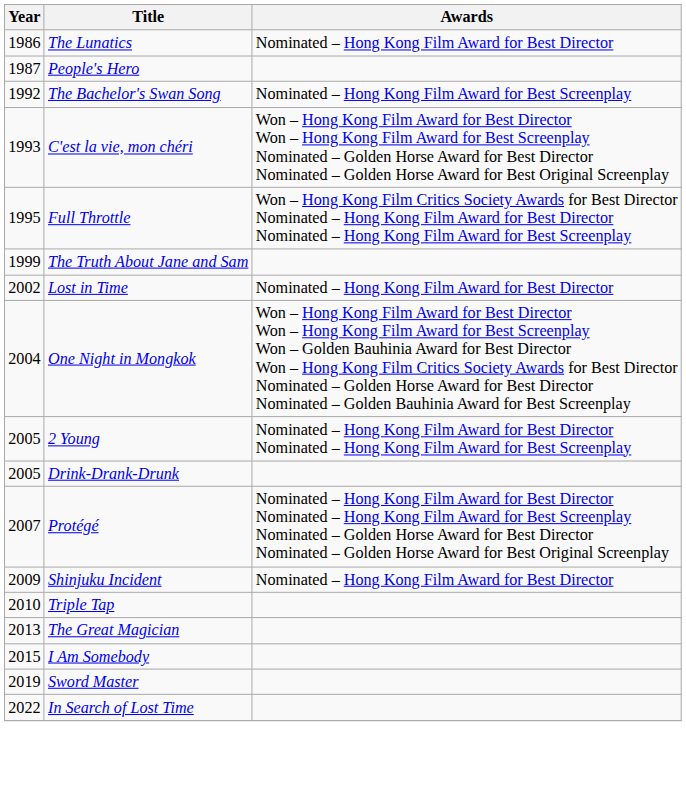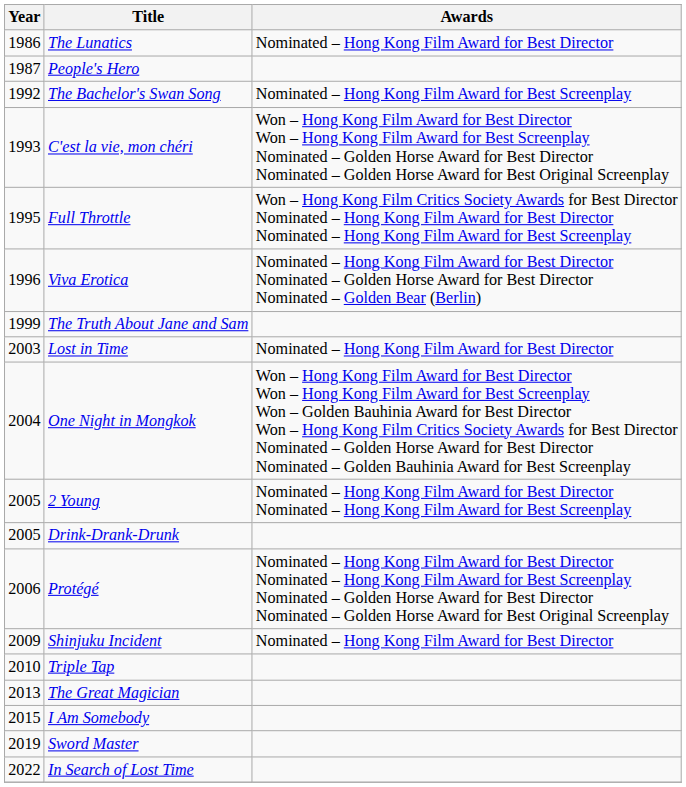+ row: (88, 280)
(24, 287) 2002 -> (24, 349) 2003
(24, 526) 2007 -> (24, 588) 2006
